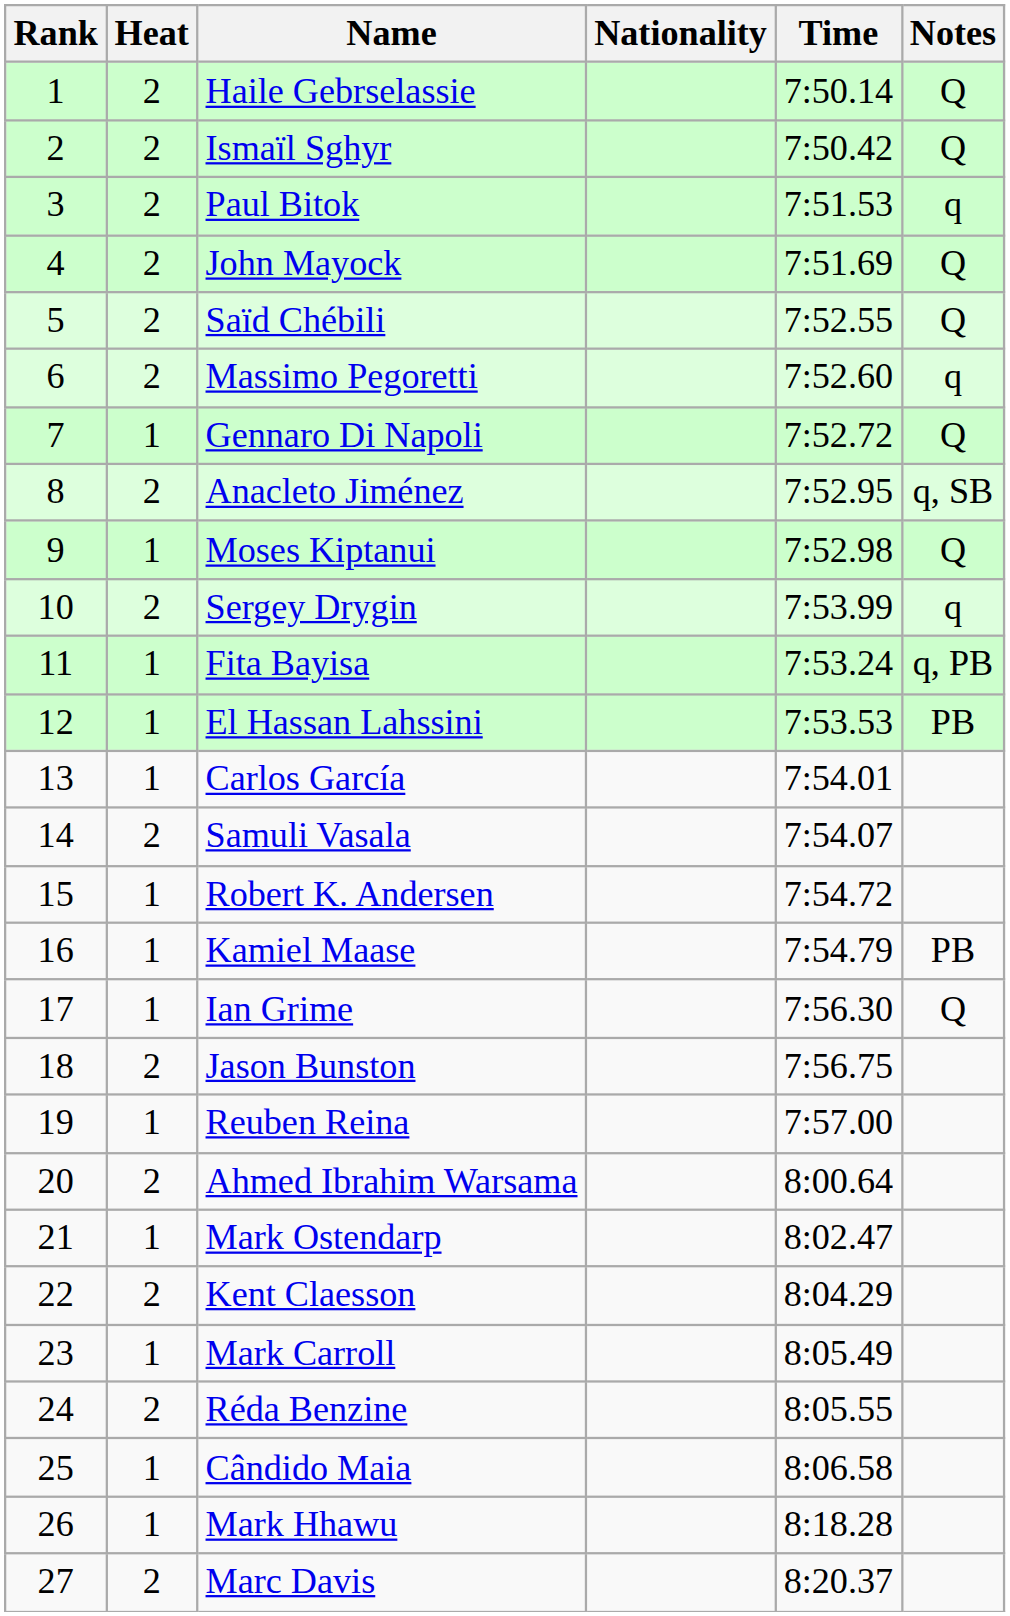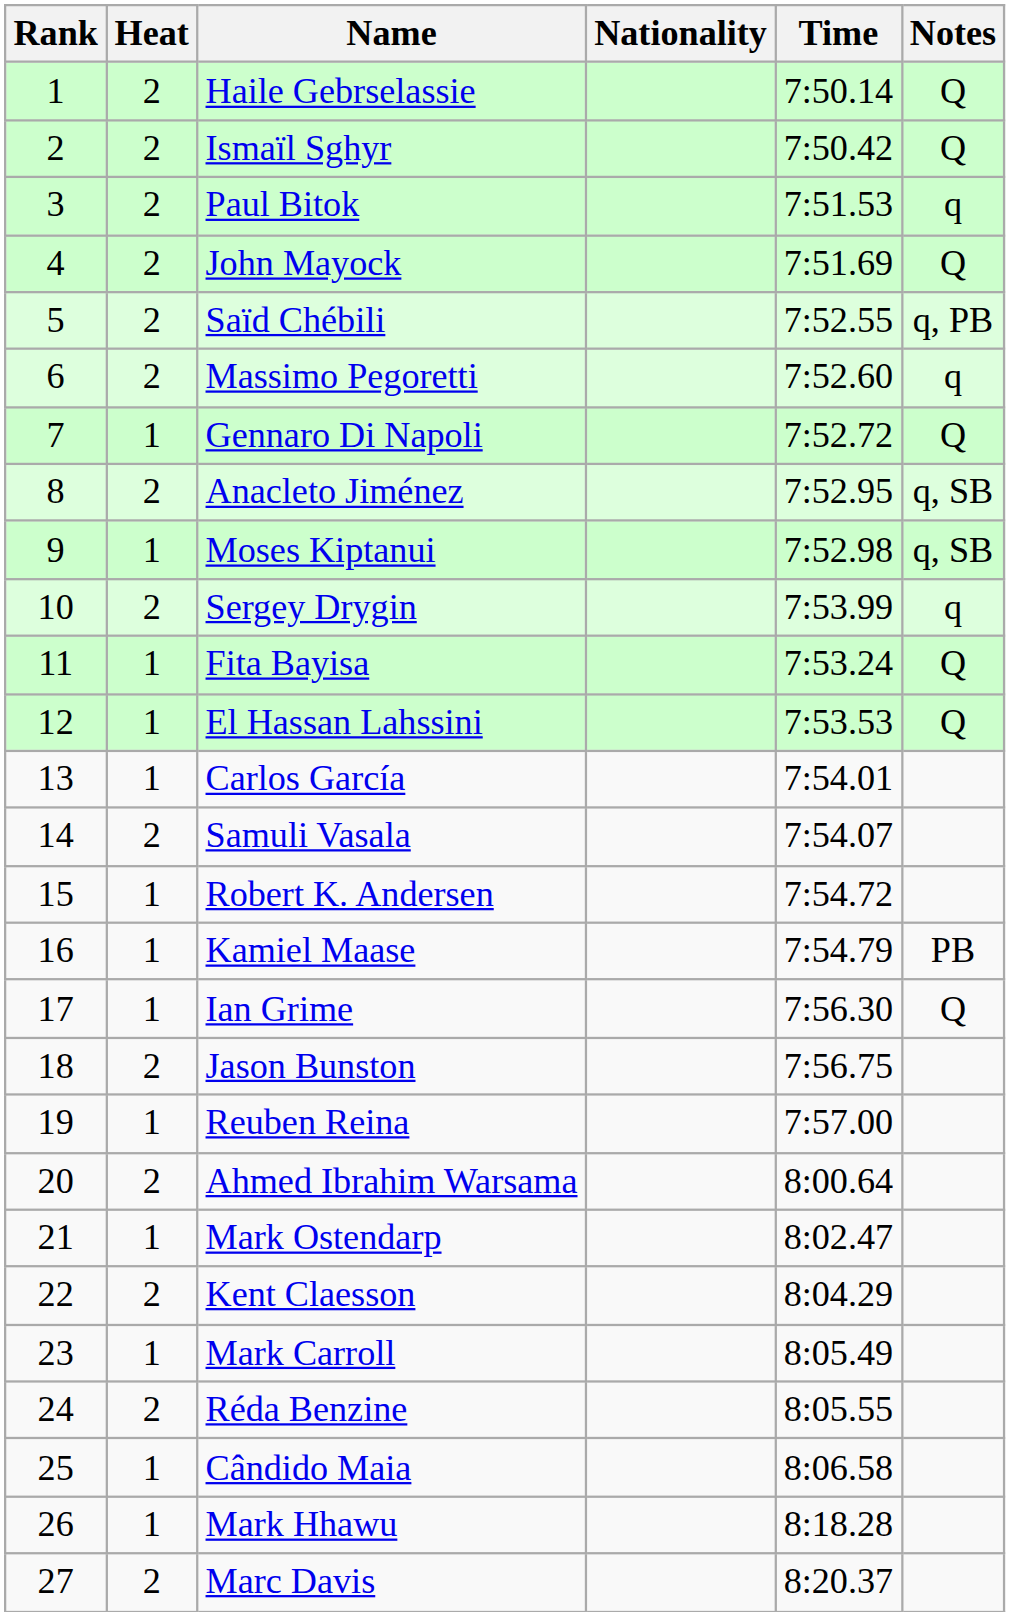(953, 319) Q -> (953, 319) q, PB
(953, 549) Q -> (953, 549) q, SB
(953, 663) q, PB -> (953, 663) Q
(953, 721) PB -> (953, 721) Q
